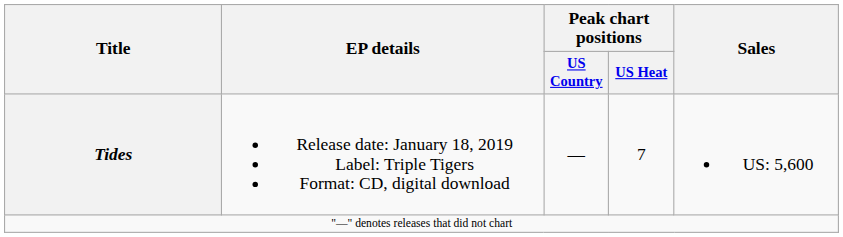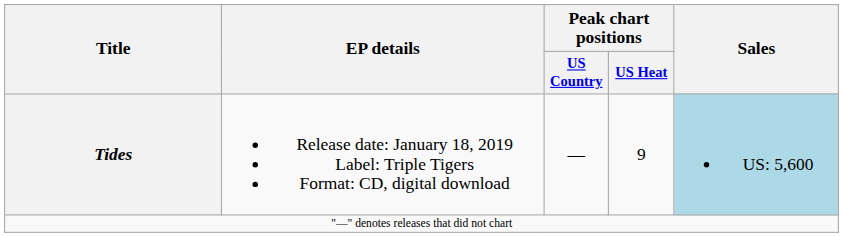(641, 154) 7 -> (641, 154) 9
(756, 164) no background -> (756, 164) lightblue background
